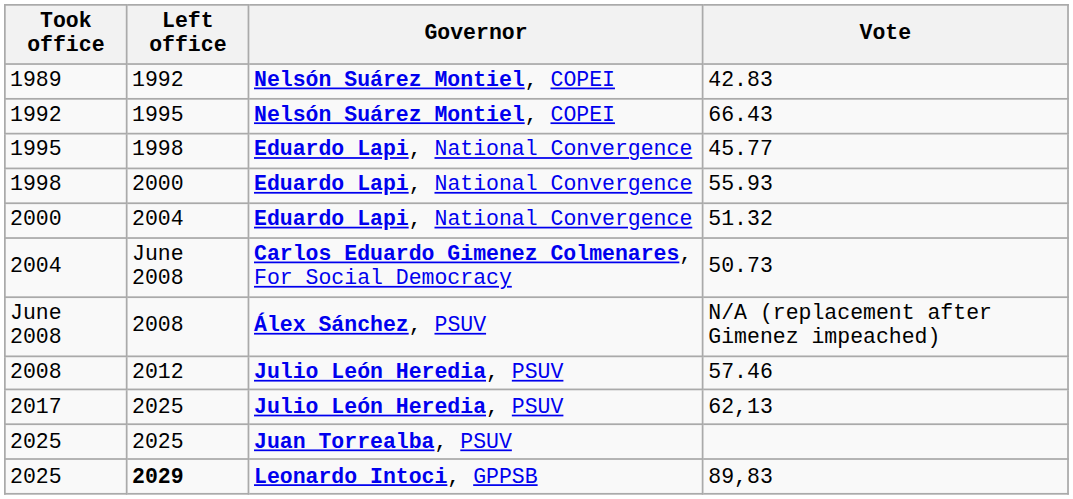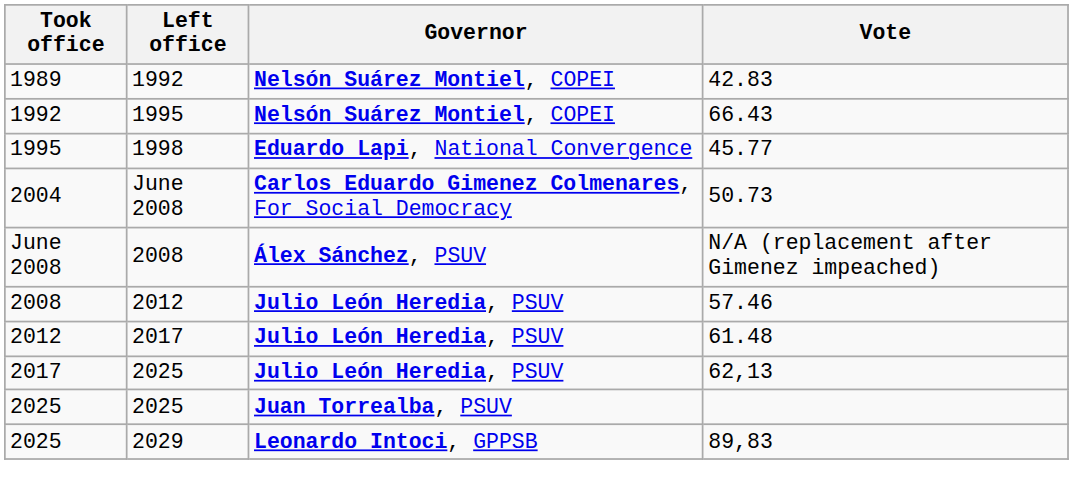- row: (741, 186)
- row: (741, 220)
+ row: (741, 338)
(158, 477) bold -> (158, 443) normal
